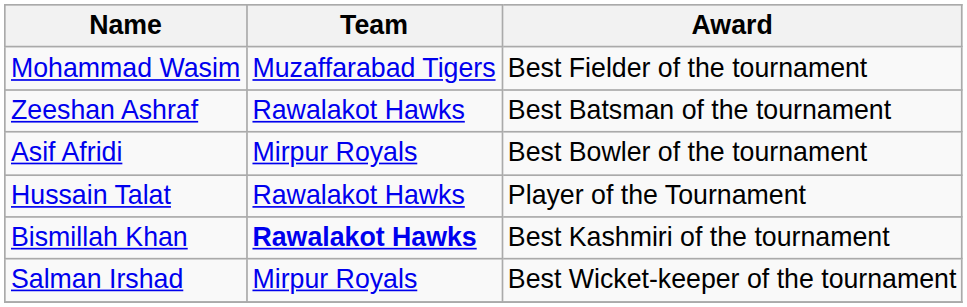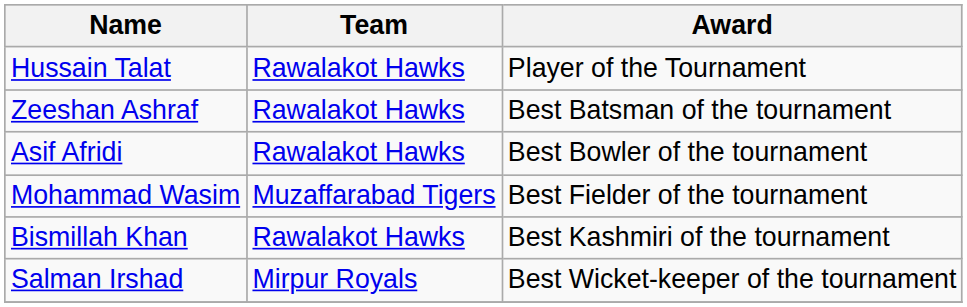rows swapped: (91, 195) <-> (126, 68)
(335, 152) Mirpur Royals -> (359, 152) Rawalakot Hawks
(365, 237) bold -> (359, 237) normal
